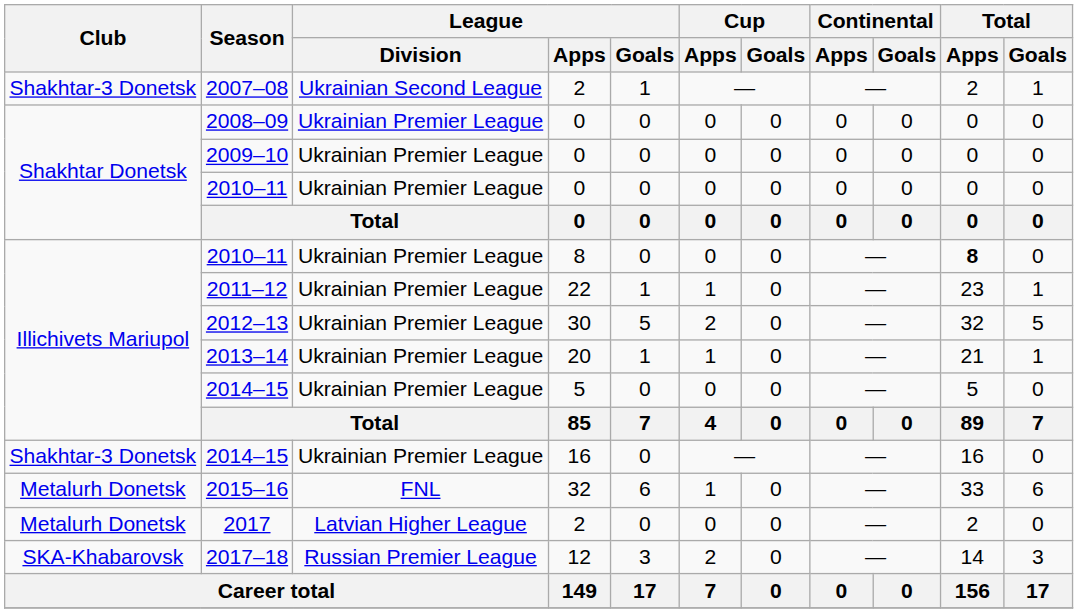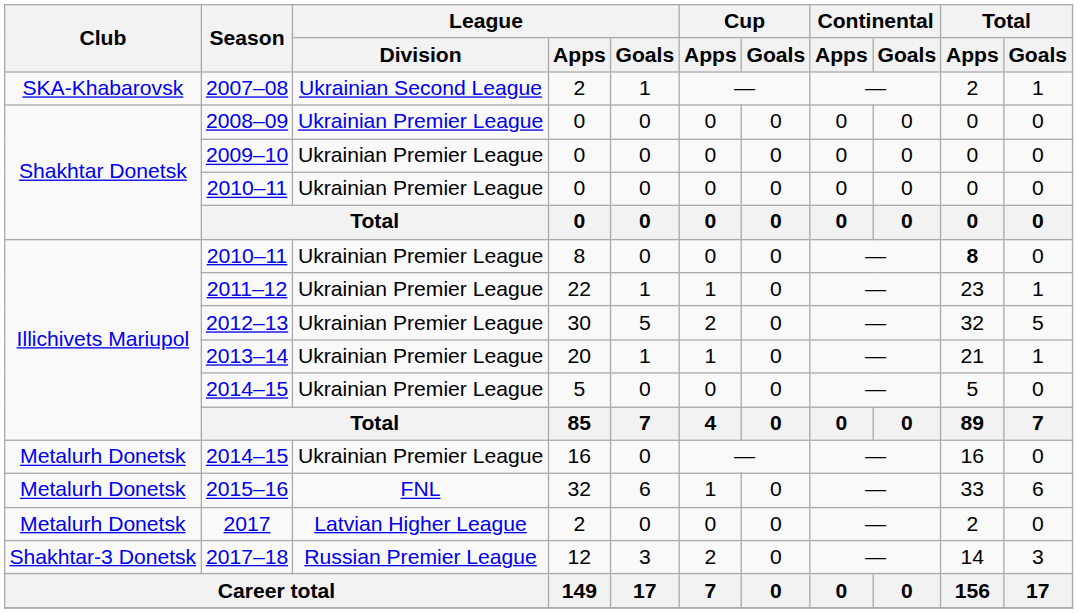(103, 88) Shakhtar-3 Donetsk -> (103, 88) SKA-Khabarovsk
(103, 456) Shakhtar-3 Donetsk -> (103, 456) Metalurh Donetsk
(103, 557) SKA-Khabarovsk -> (103, 557) Shakhtar-3 Donetsk
